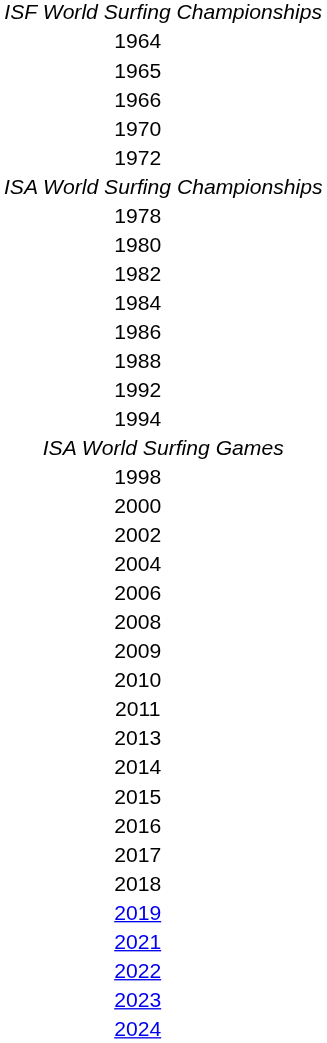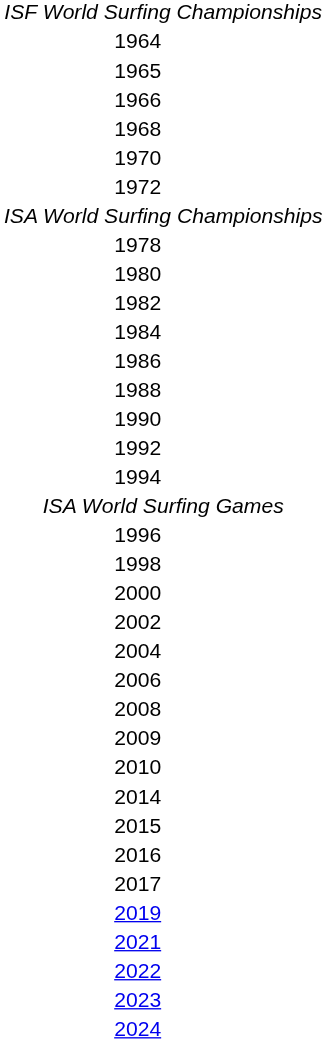+ row: (138, 128)
+ row: (138, 419)
+ row: (138, 535)
- row: (138, 709)
- row: (138, 738)
- row: (138, 883)
